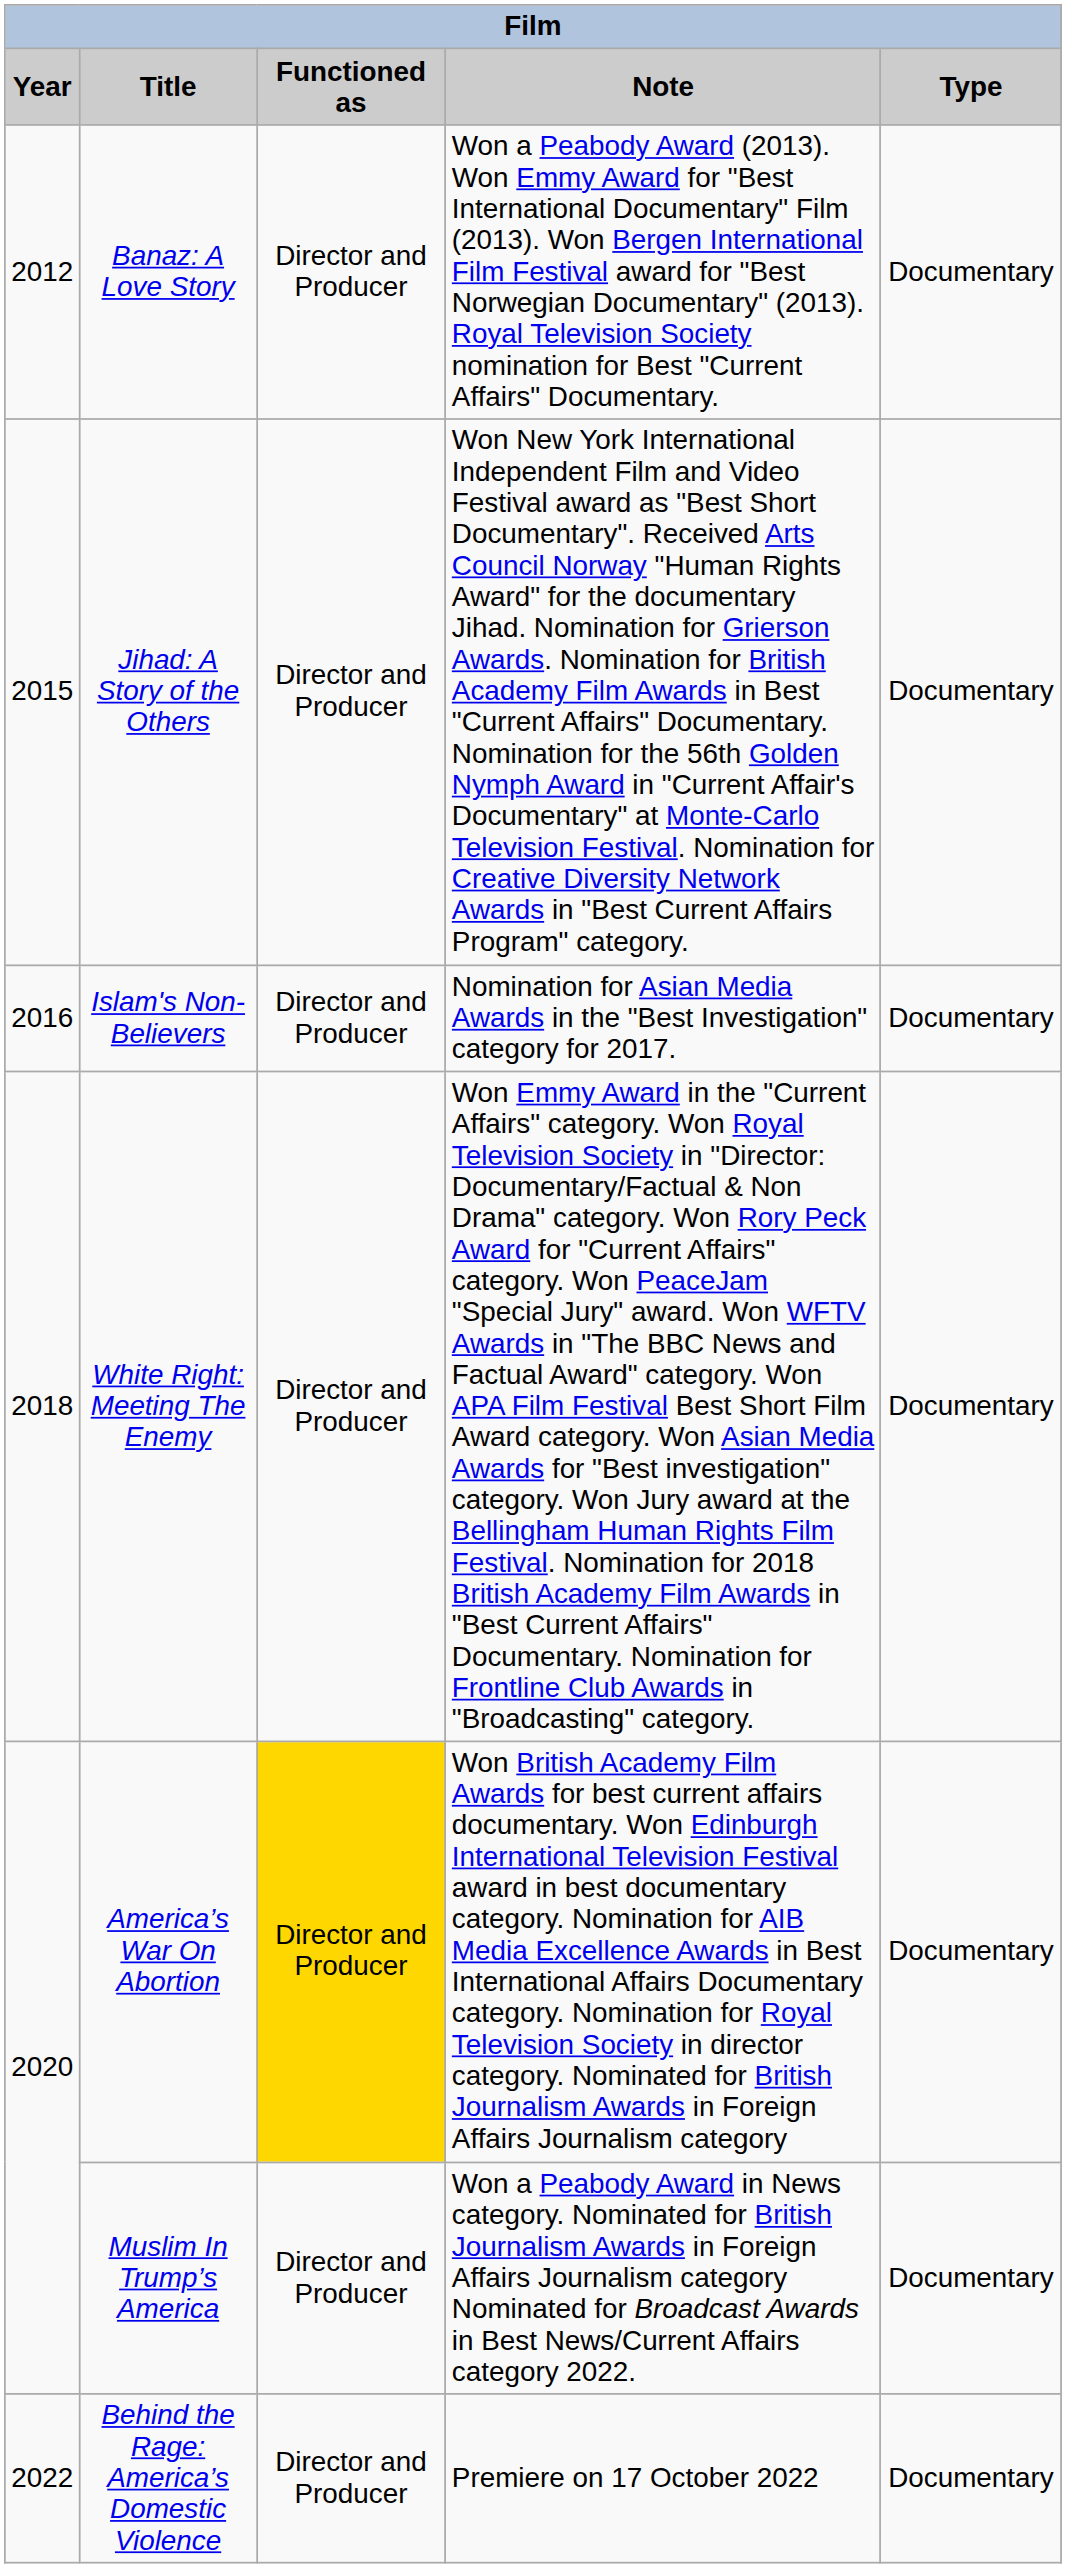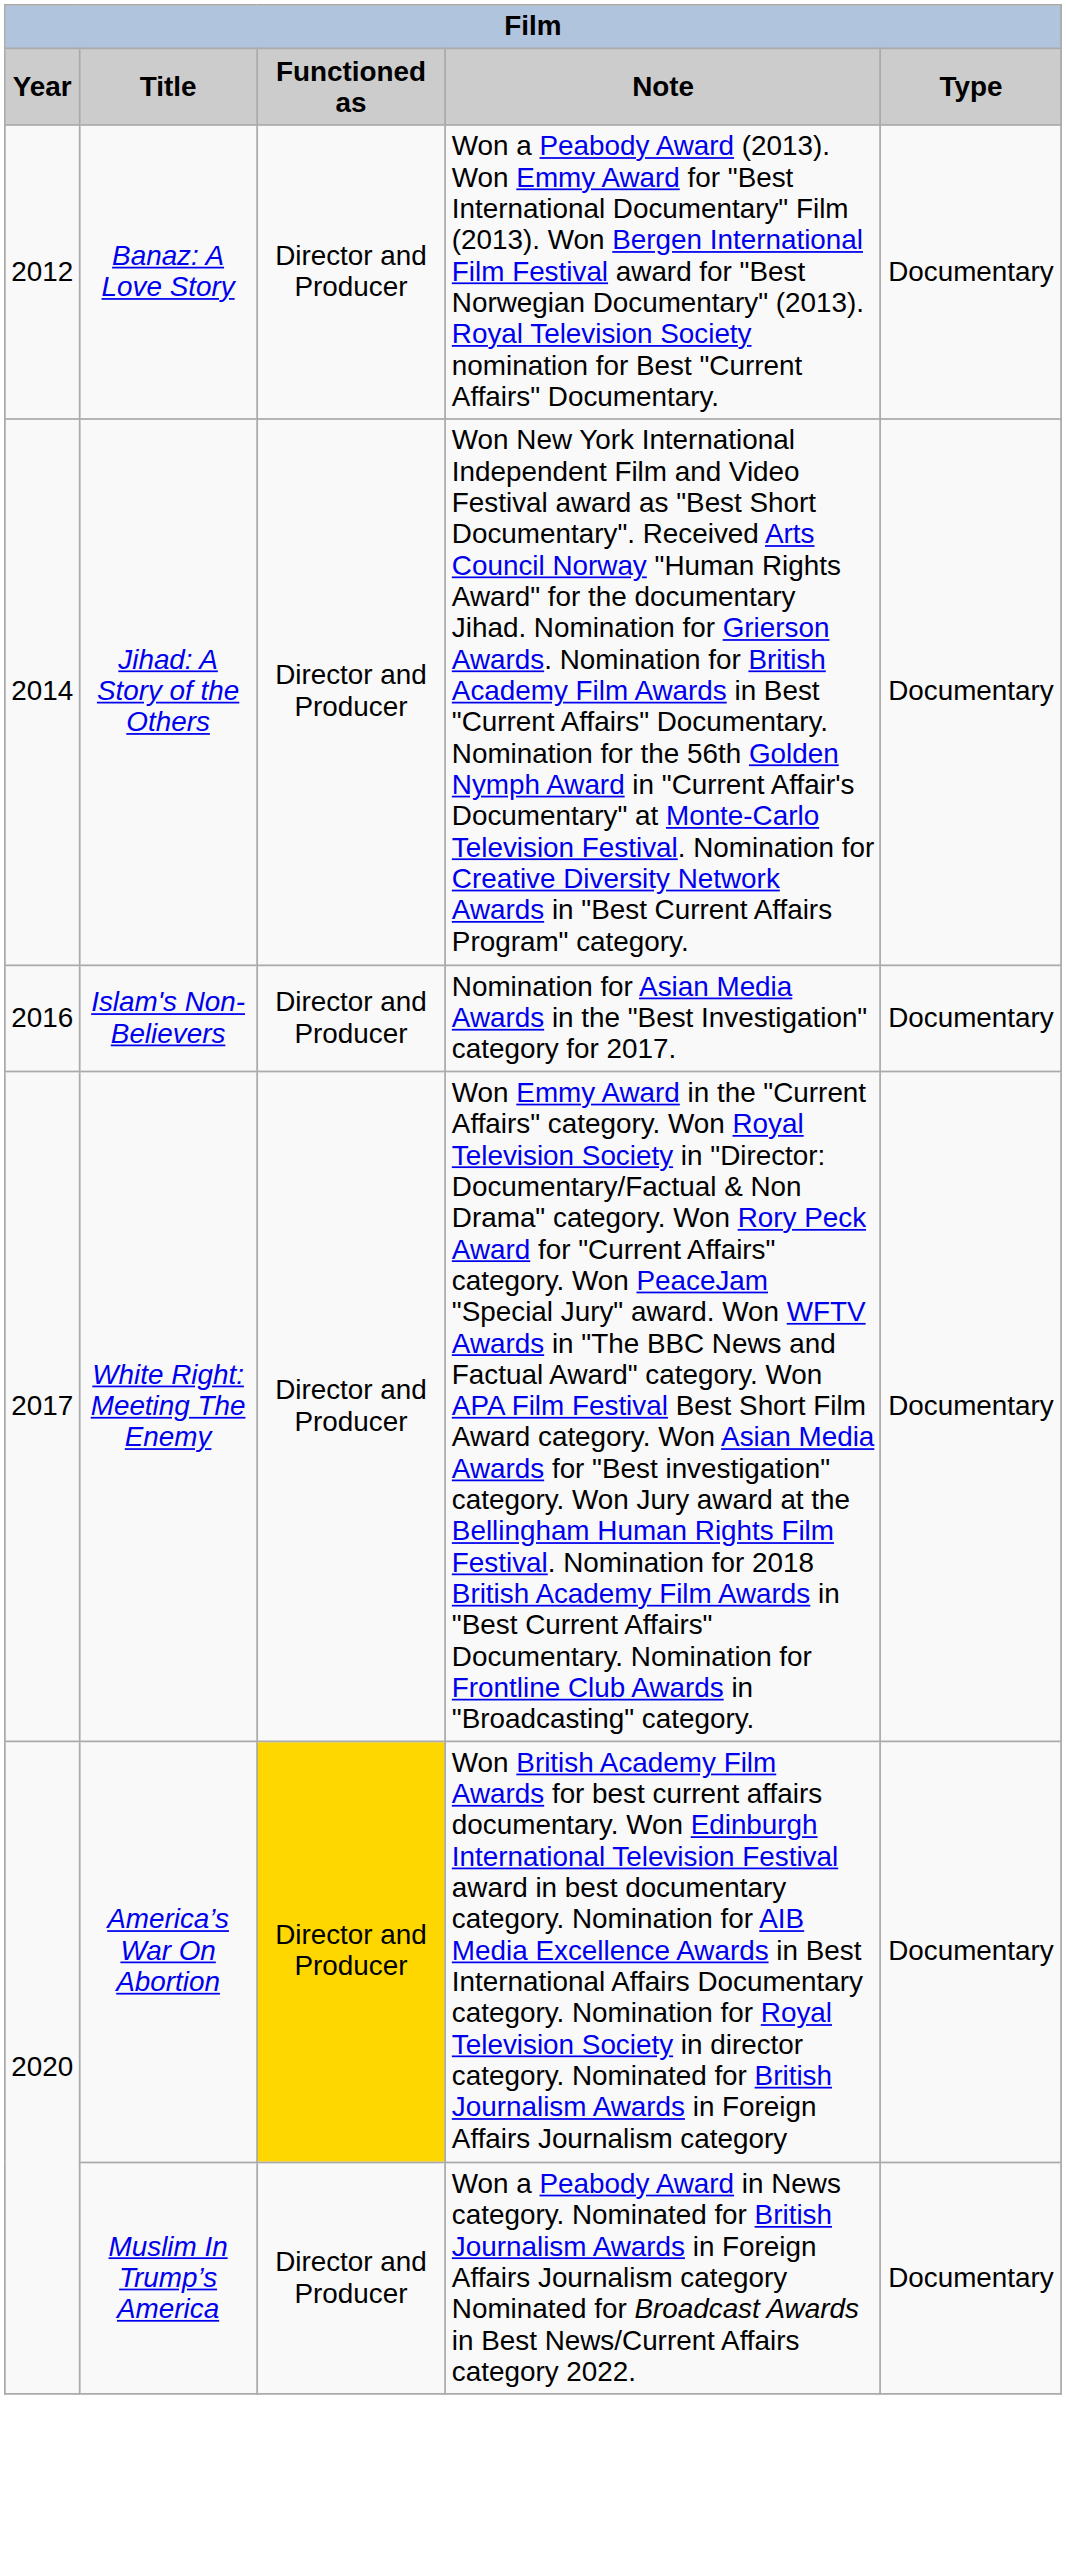(42, 691) 2015 -> (42, 691) 2014
(42, 1406) 2018 -> (42, 1406) 2017
- row: (168, 2478)
